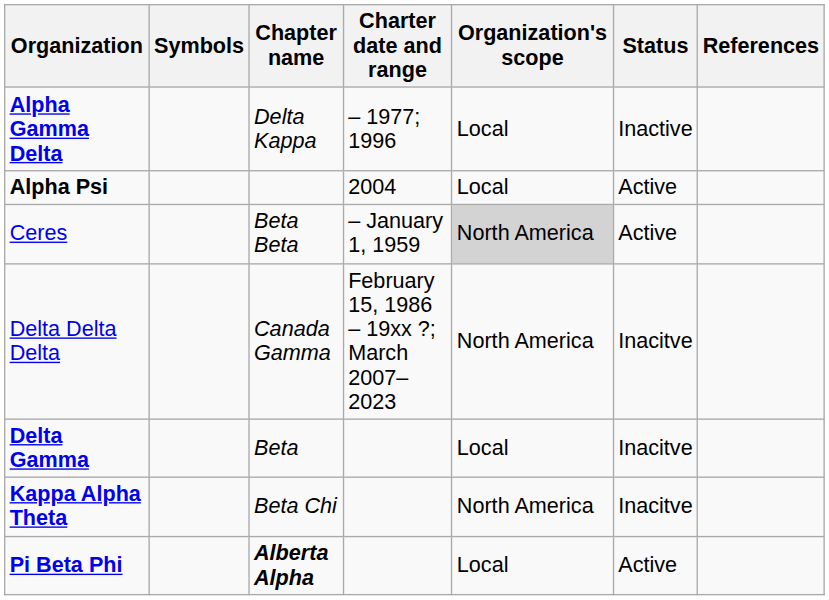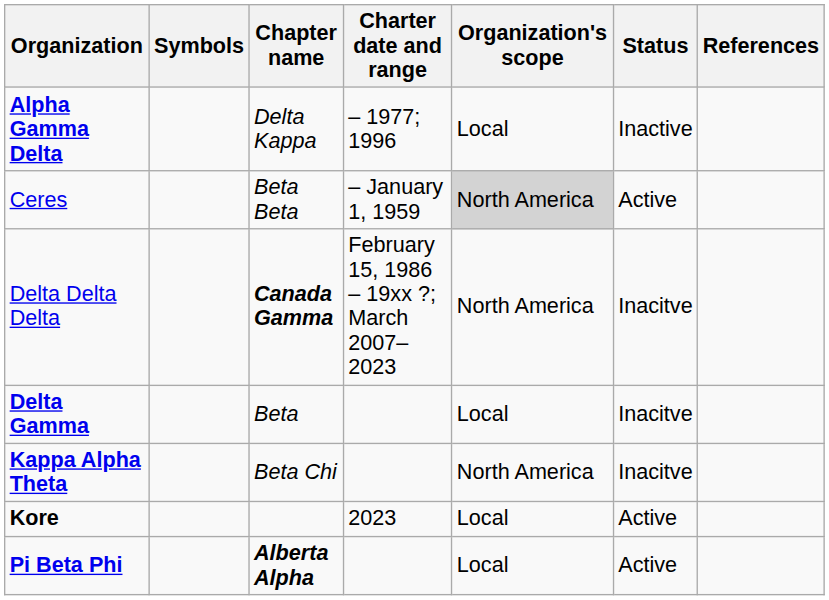- row: (59, 187)
(292, 340) normal -> (294, 306) bold
+ row: (34, 518)
